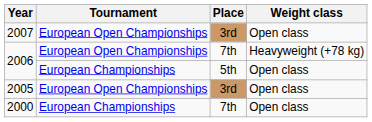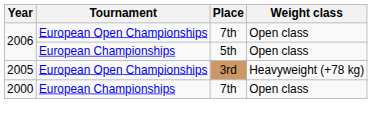- row: (20, 32)
(307, 51) Heavyweight (+78 kg) -> (279, 32) Open class
(279, 88) Open class -> (307, 70) Heavyweight (+78 kg)
